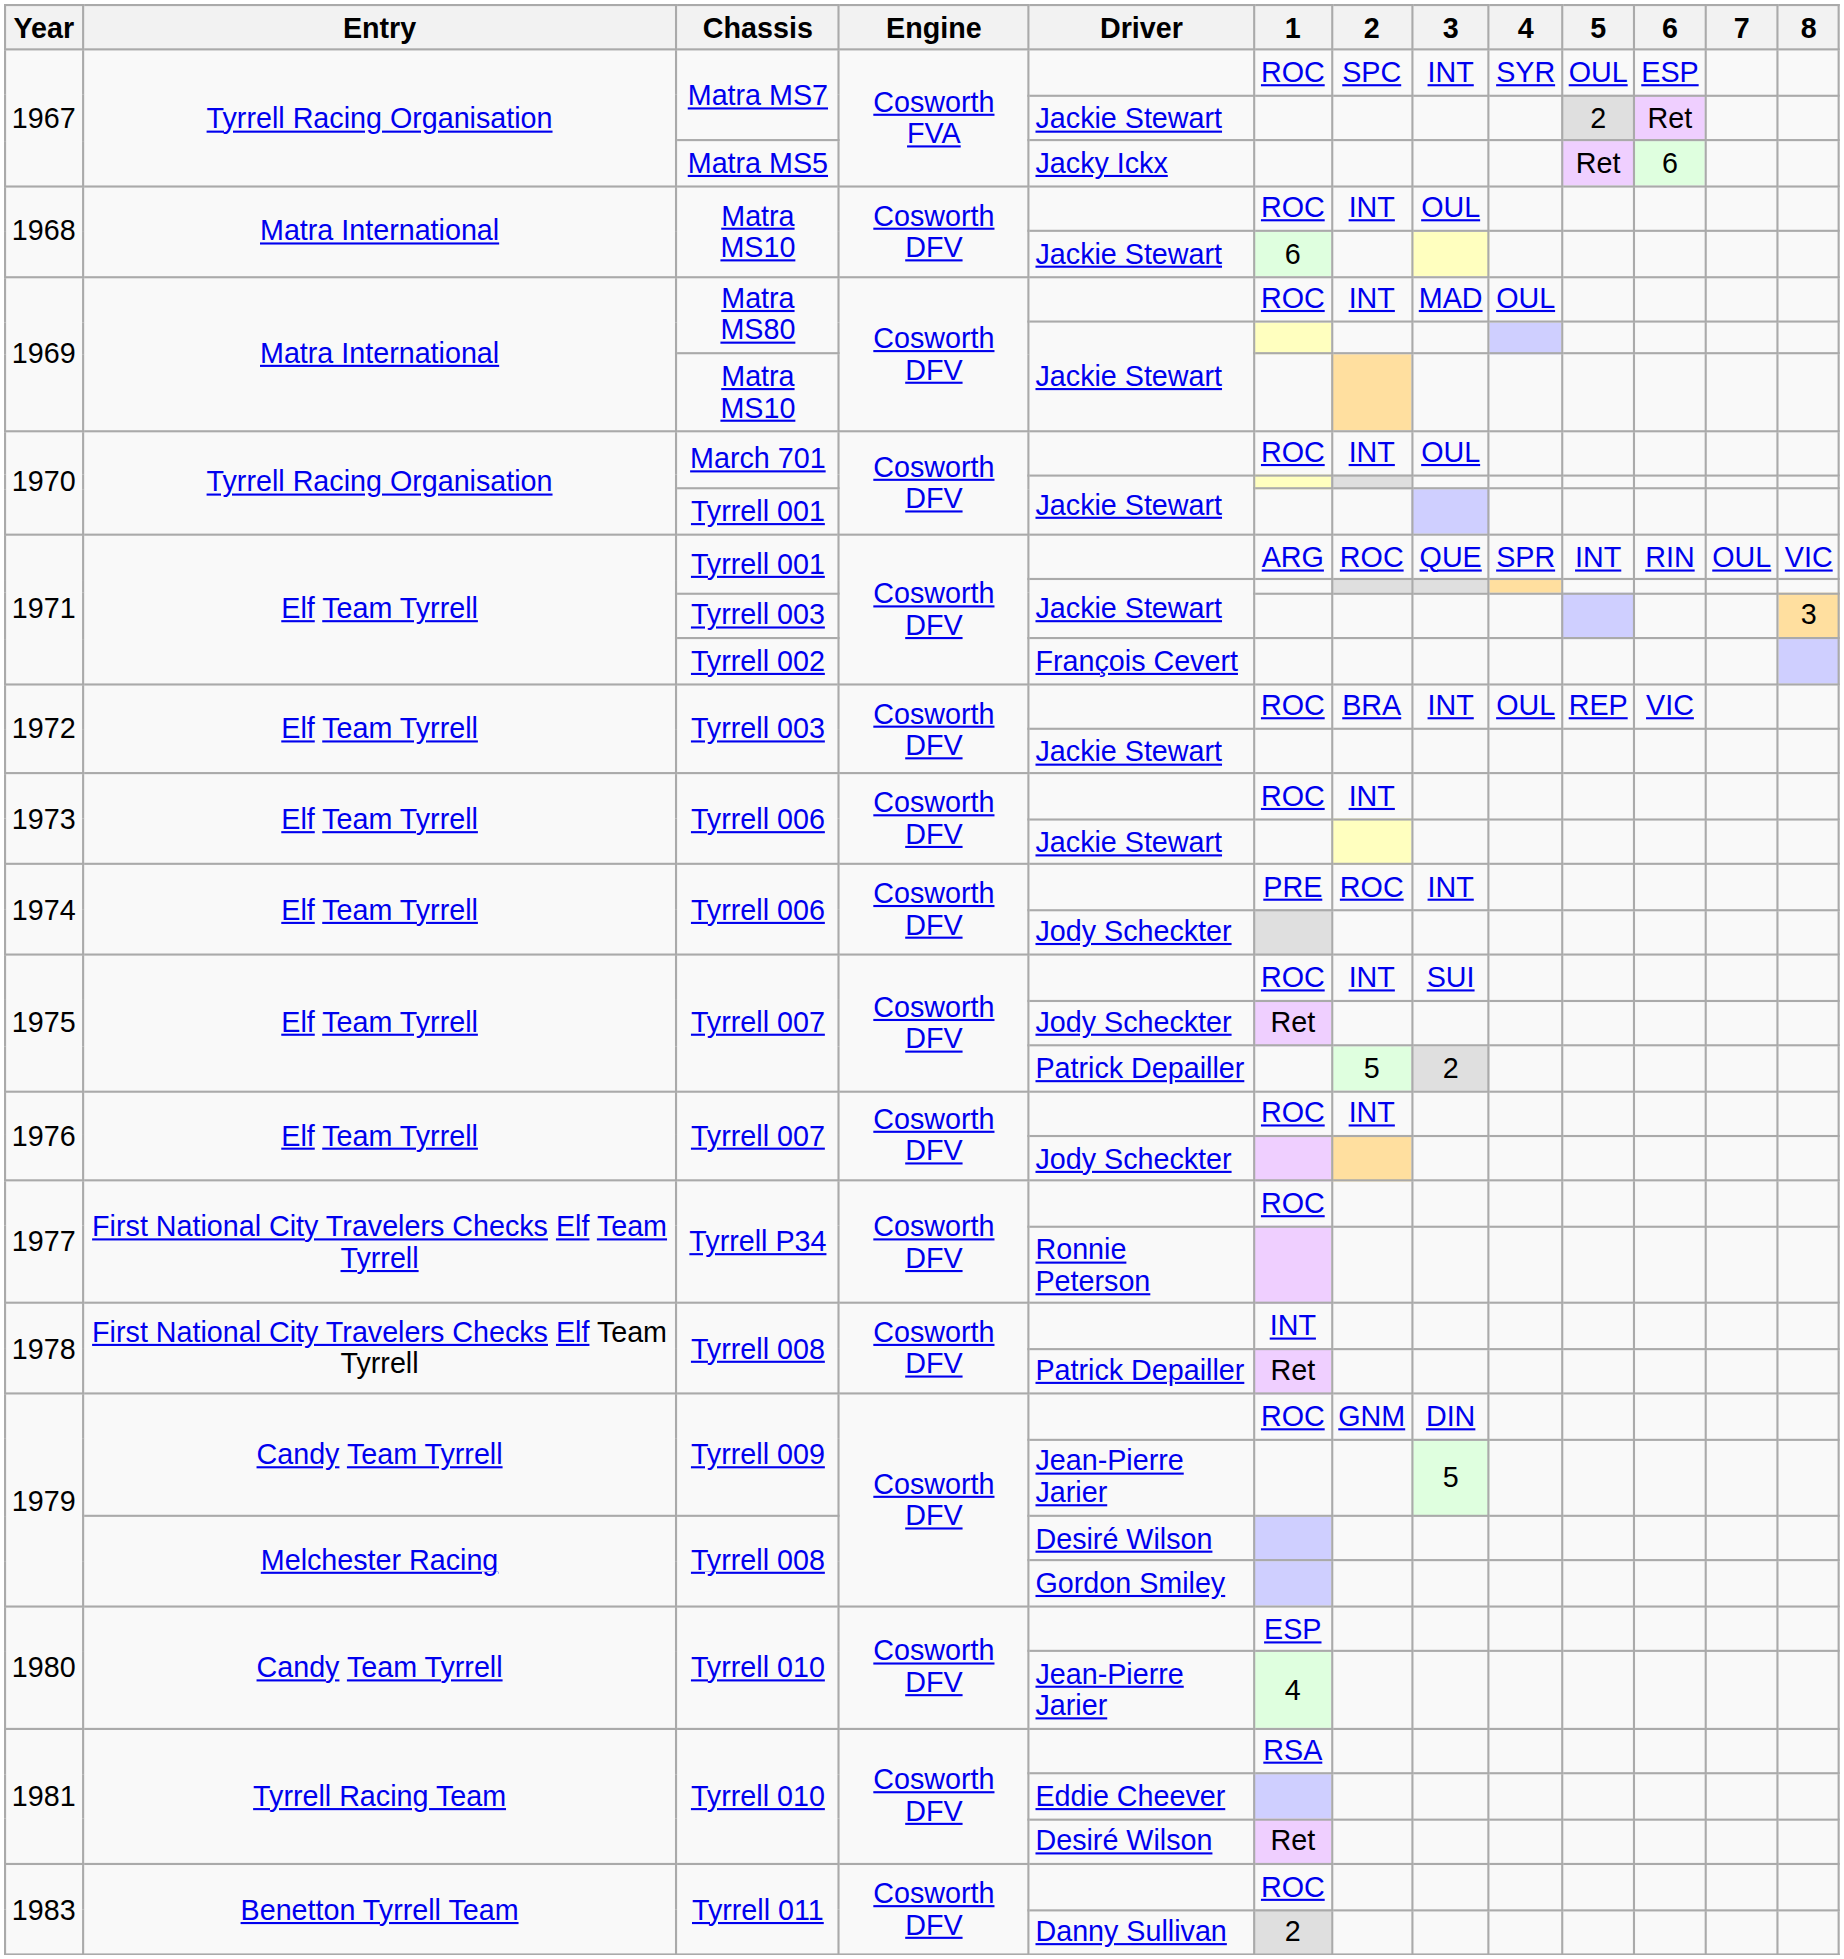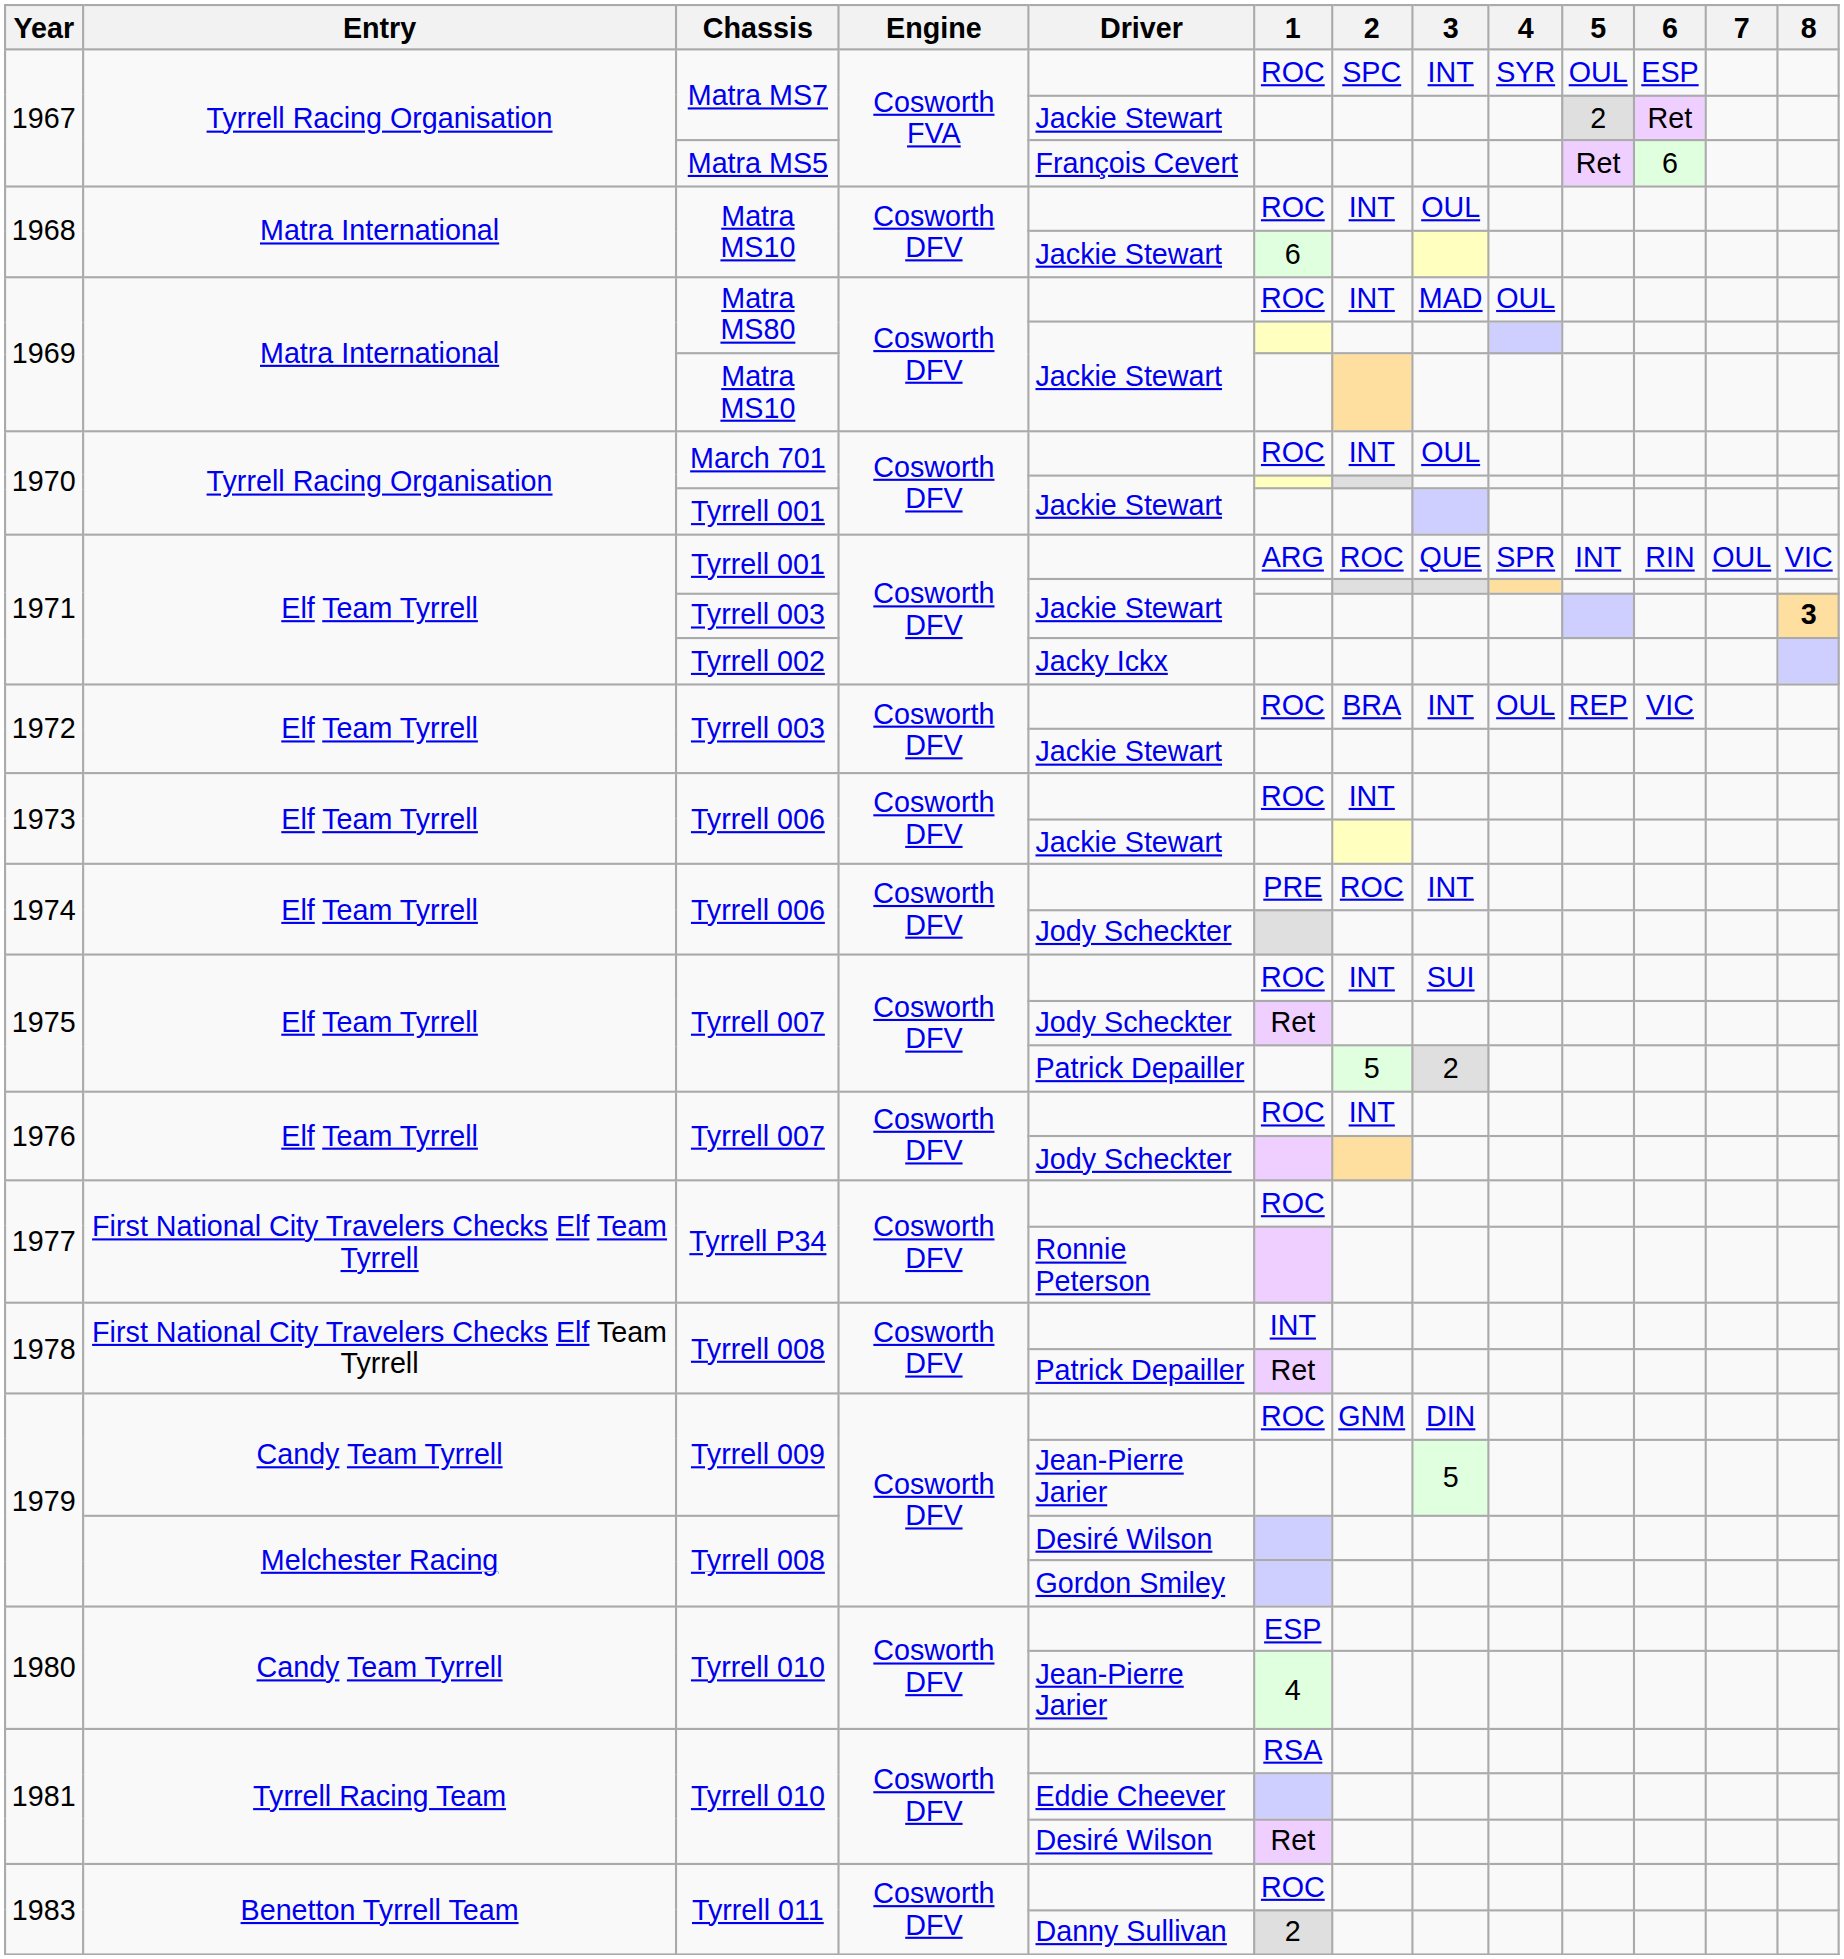(1102, 163) Jacky Ickx -> (1137, 163) François Cevert
(1809, 615) normal -> (1809, 615) bold
(1137, 661) François Cevert -> (1102, 661) Jacky Ickx
